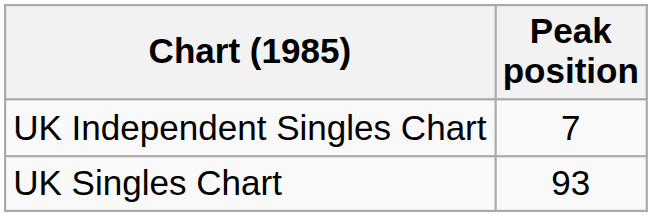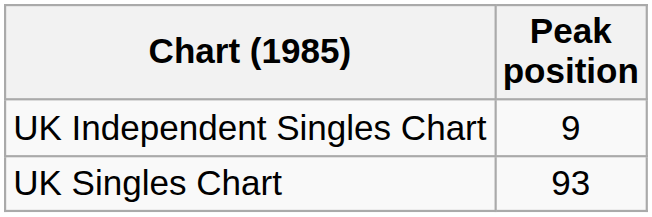(571, 127) 7 -> (571, 127) 9
